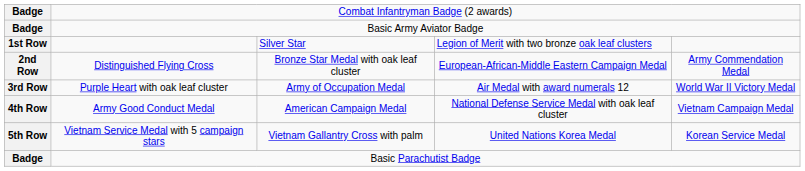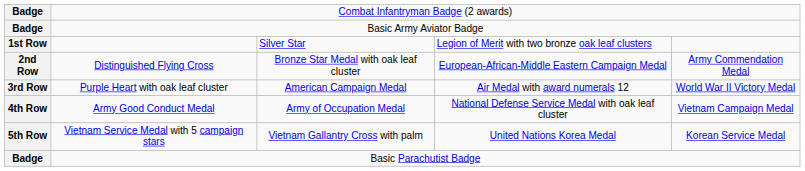(346, 87) Army of Occupation Medal -> (346, 87) American Campaign Medal
(346, 109) American Campaign Medal -> (346, 109) Army of Occupation Medal
